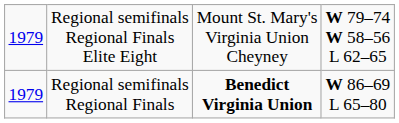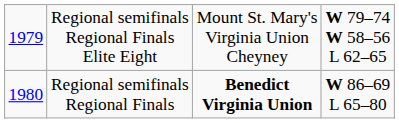(26, 94) 1979 -> (26, 94) 1980
